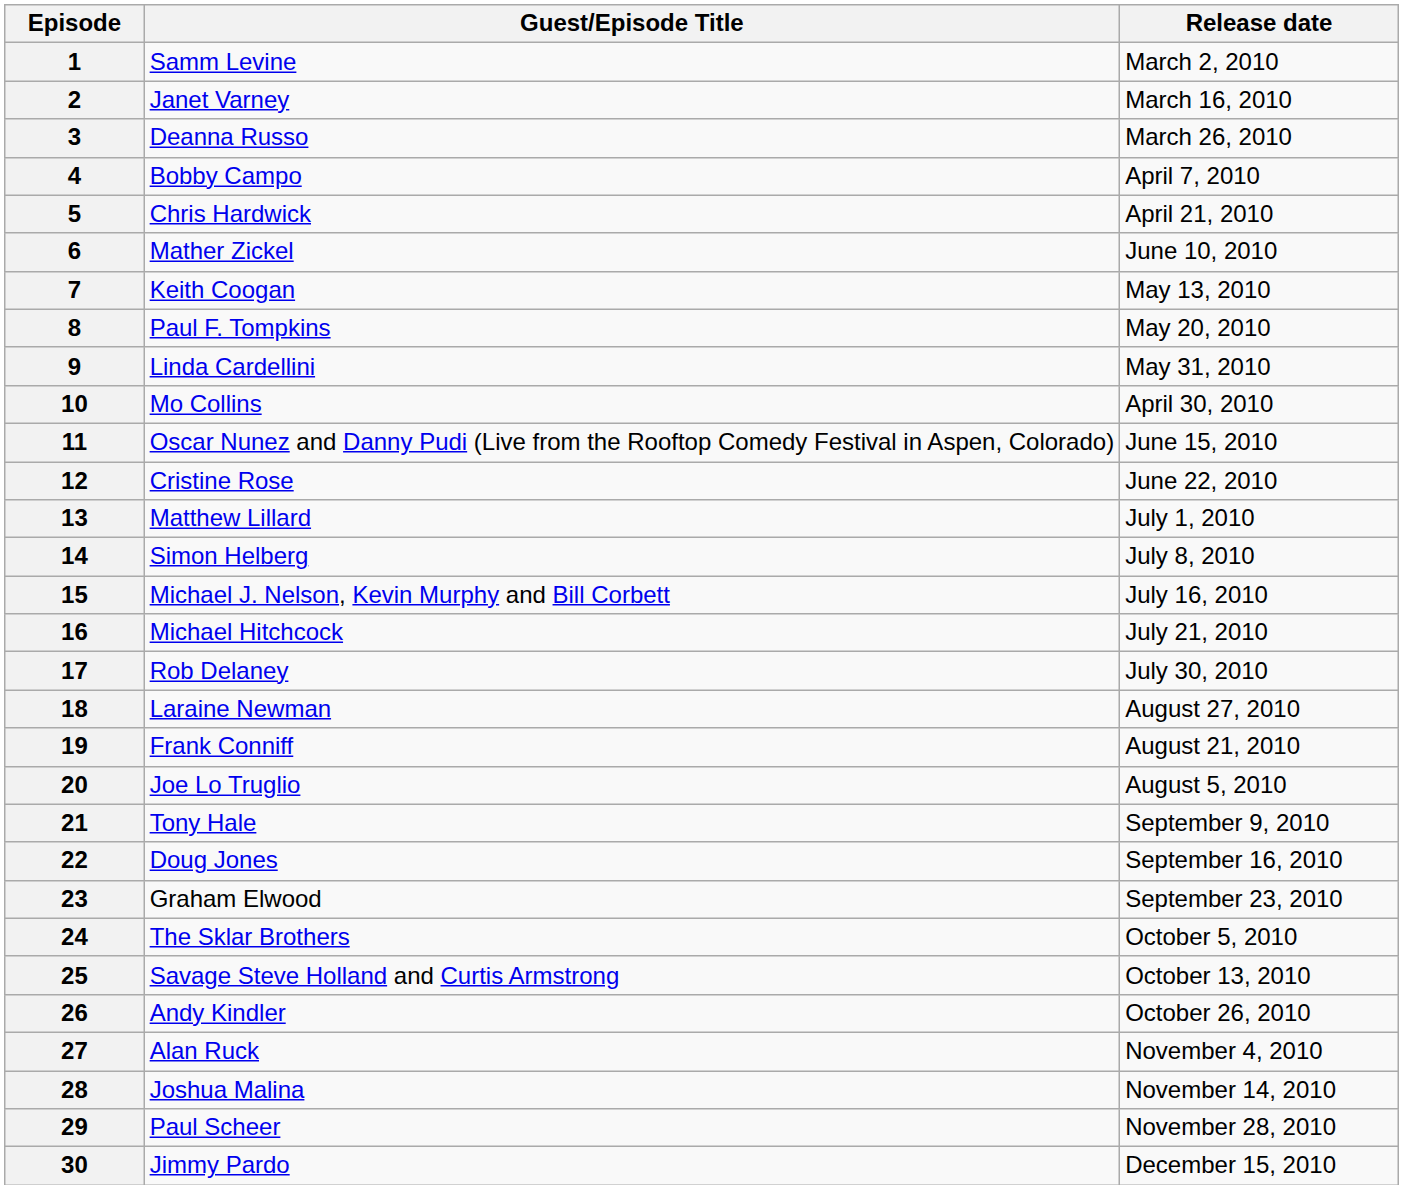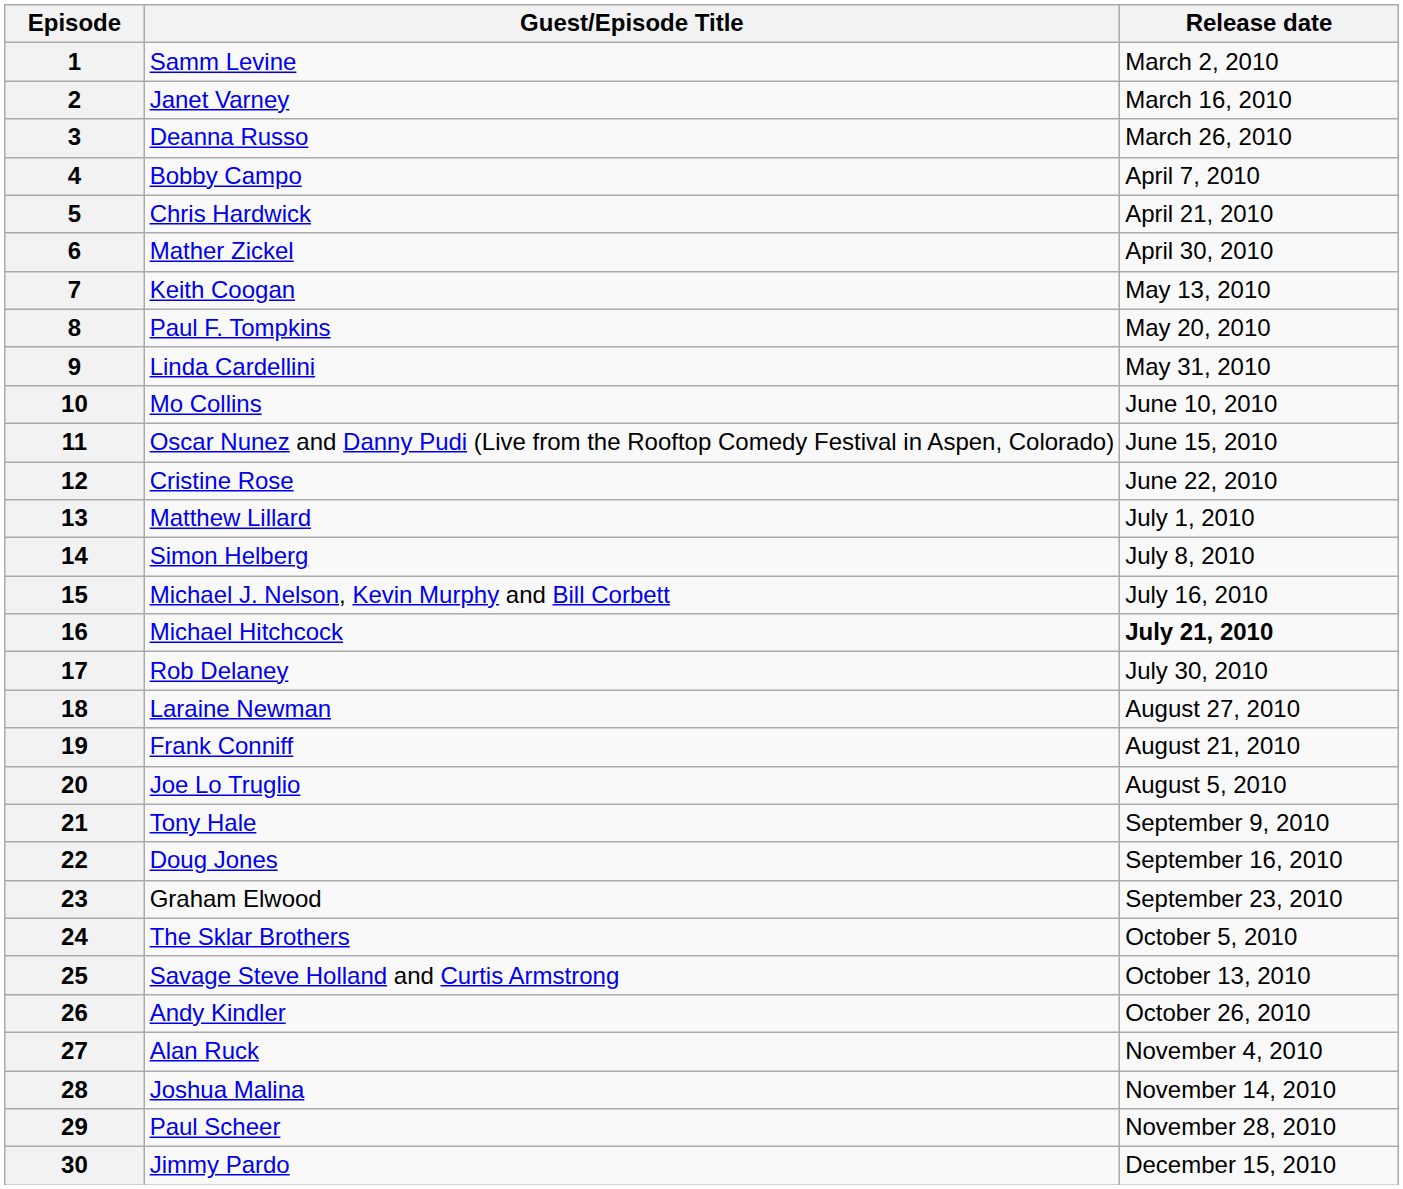(1201, 251) June 10, 2010 -> (1199, 251) April 30, 2010
(1199, 404) April 30, 2010 -> (1201, 404) June 10, 2010
(1197, 632) normal -> (1199, 632) bold
